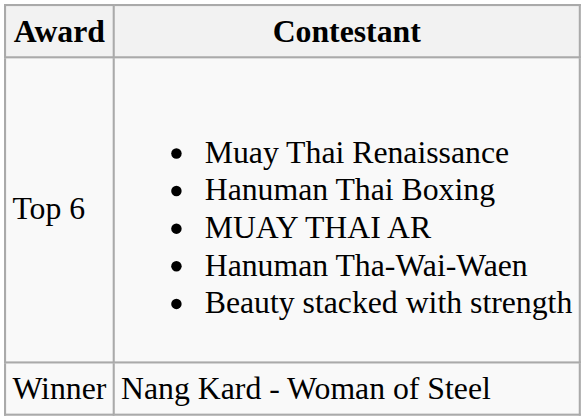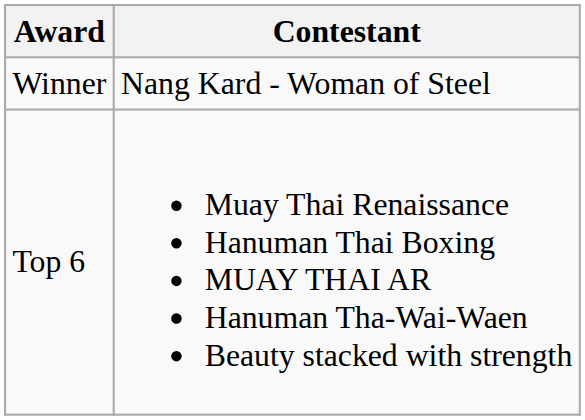rows swapped: (59, 387) <-> (49, 209)
